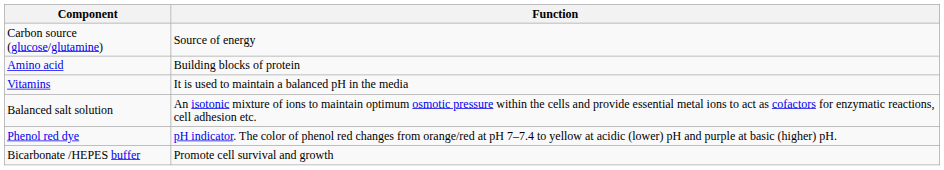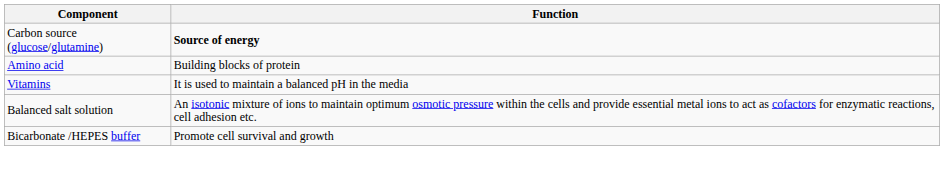(215, 39) normal -> (217, 39) bold
- row: (43, 136)
